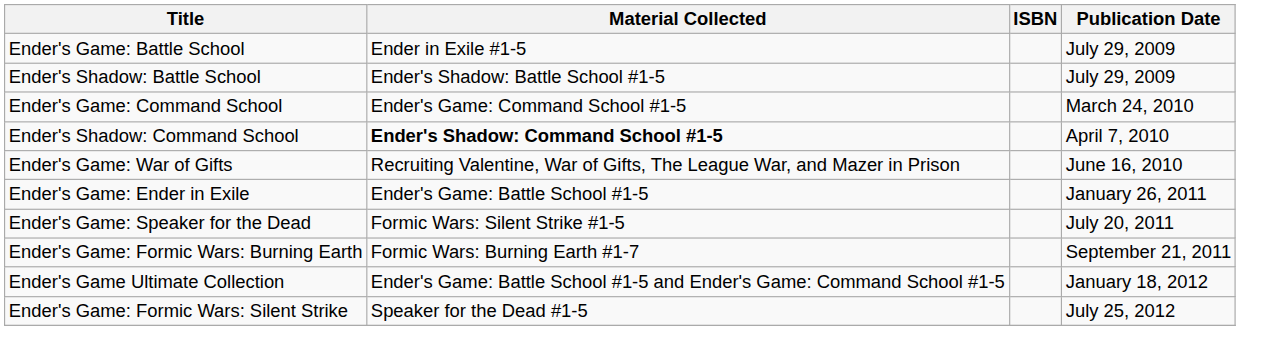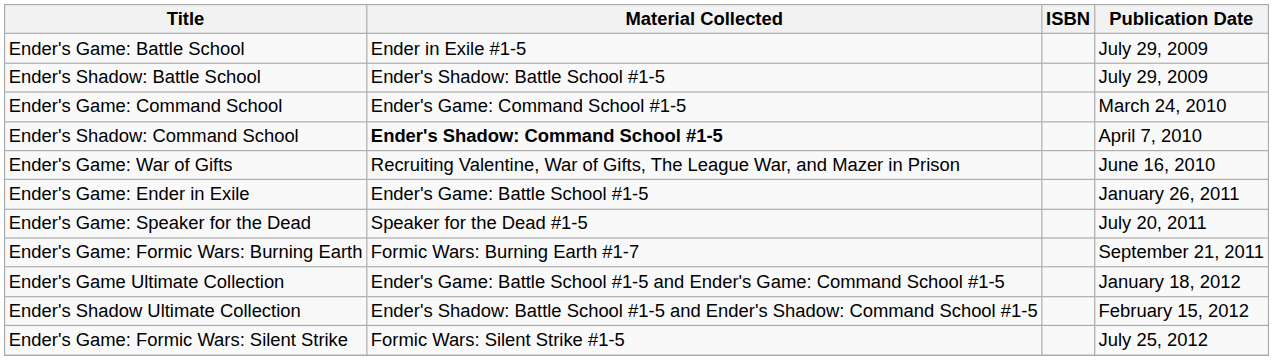(498, 223) Formic Wars: Silent Strike #1-5 -> (479, 223) Speaker for the Dead #1-5
+ row: (155, 310)
(479, 310) Speaker for the Dead #1-5 -> (498, 340) Formic Wars: Silent Strike #1-5
